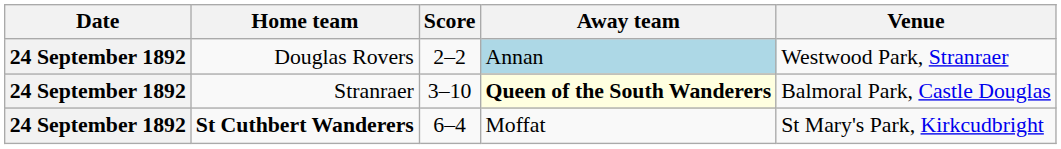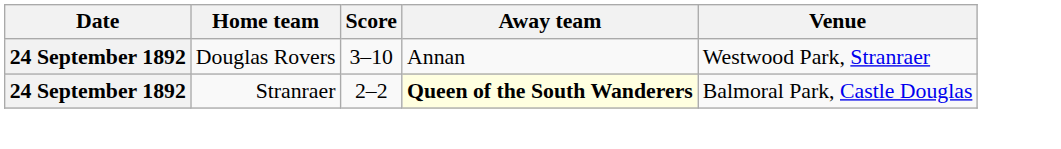(450, 56) 2–2 -> (371, 56) 3–10
(514, 56) lightblue background -> (436, 56) no background
(450, 90) 3–10 -> (371, 90) 2–2
- row: (305, 125)
